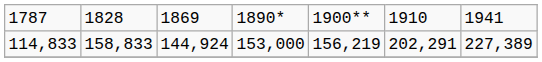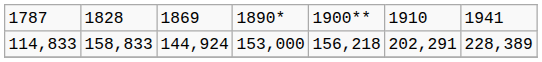(347, 44) 156,219 -> (347, 44) 156,218
(499, 44) 227,389 -> (499, 44) 228,389
